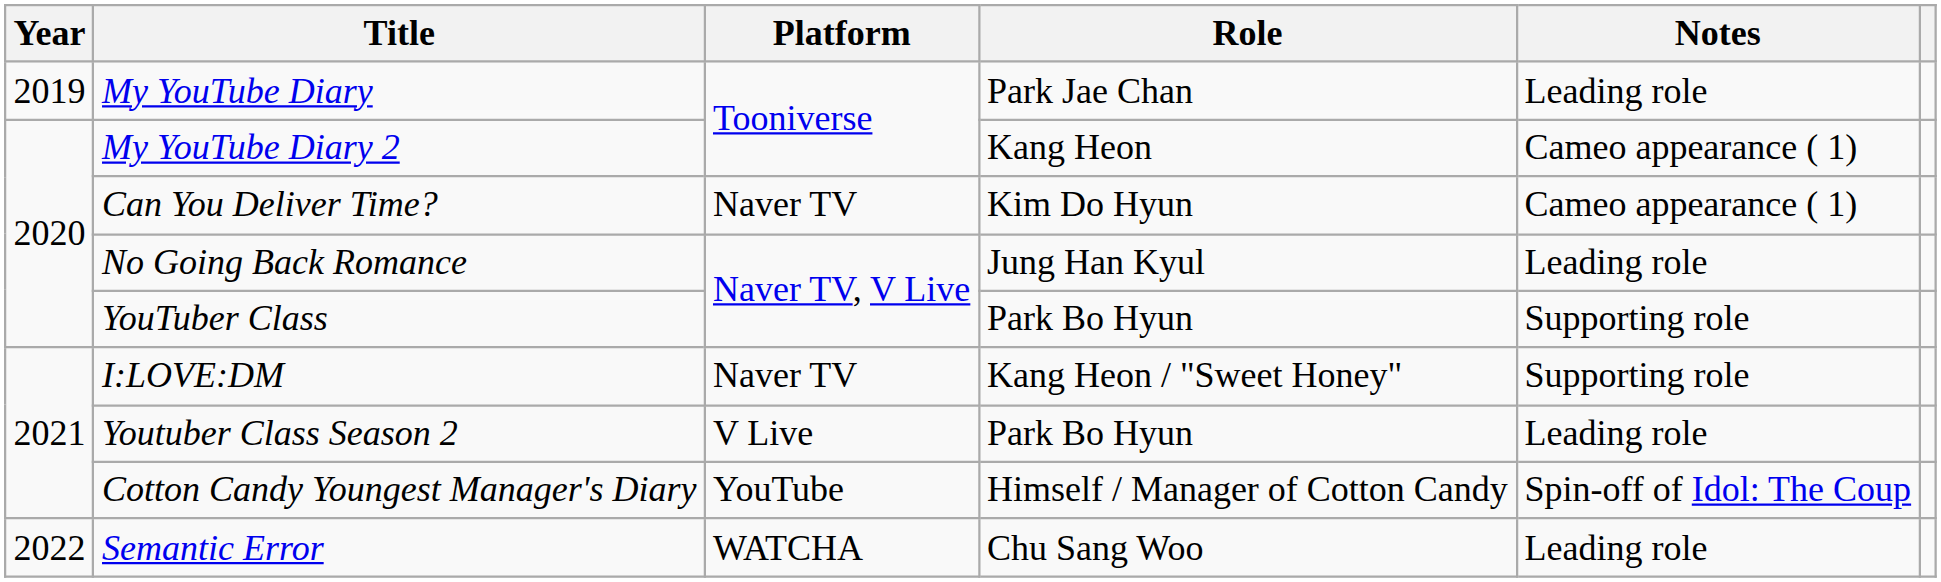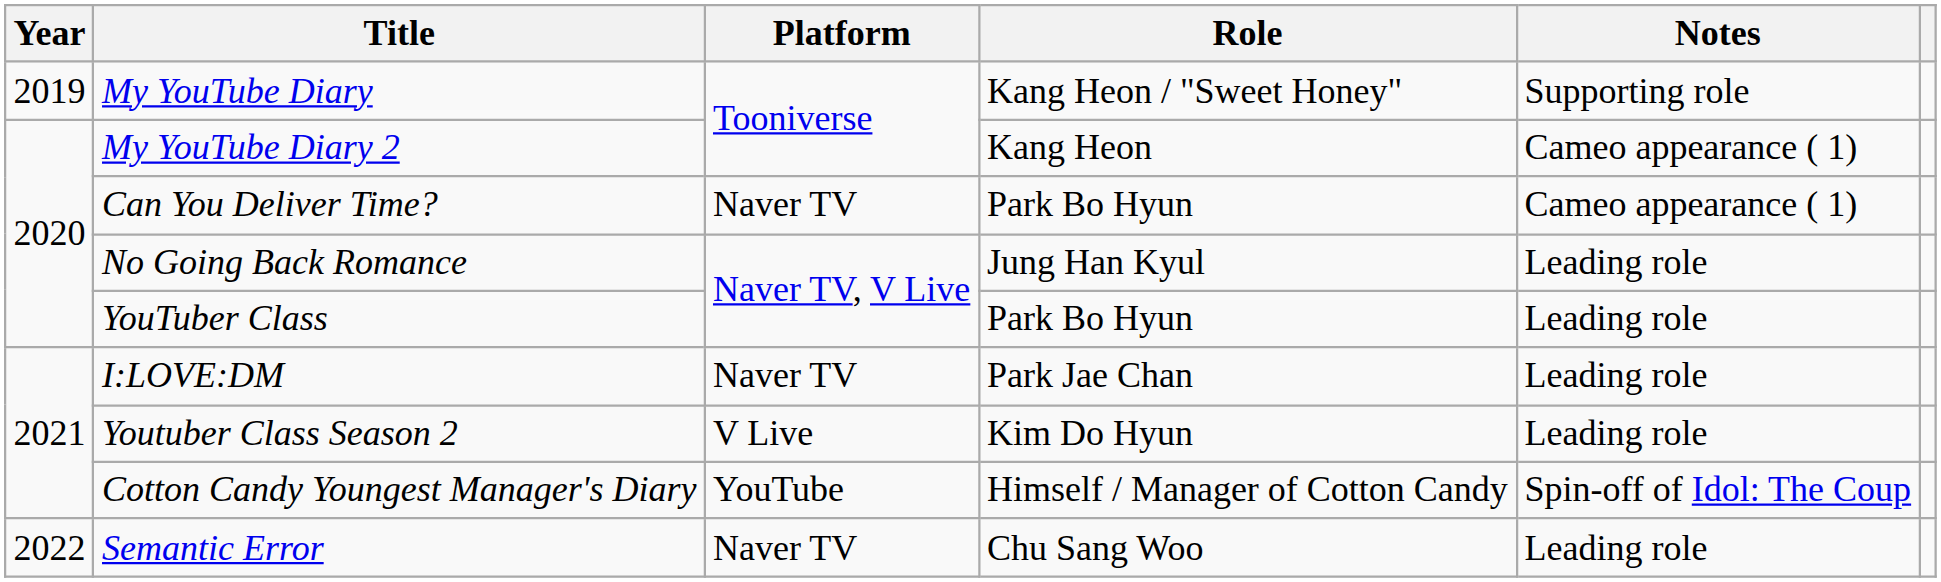(1090, 90) Park Jae Chan -> (1195, 90) Kang Heon / "Sweet Honey"
(1616, 90) Leading role -> (1637, 90) Supporting role
(1090, 204) Kim Do Hyun -> (1090, 204) Park Bo Hyun
(1637, 318) Supporting role -> (1616, 318) Leading role
(1195, 375) Kang Heon / "Sweet Honey" -> (1090, 375) Park Jae Chan
(1637, 375) Supporting role -> (1616, 375) Leading role
(1090, 432) Park Bo Hyun -> (1090, 432) Kim Do Hyun
(788, 546) WATCHA -> (785, 546) Naver TV
